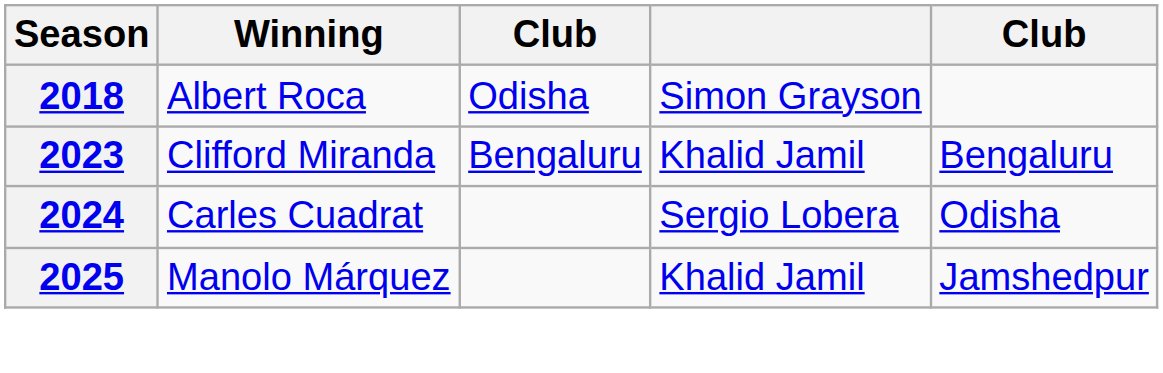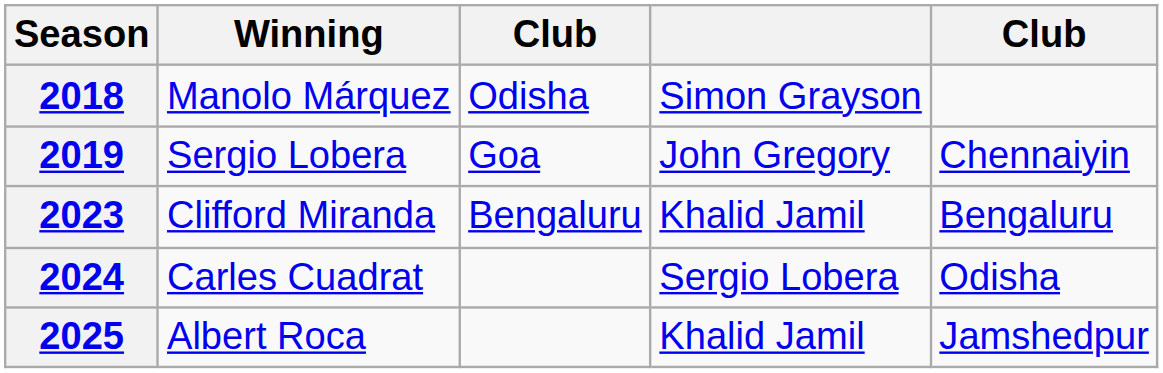(266, 95) Albert Roca -> (309, 95) Manolo Márquez
+ row: (82, 155)
(309, 276) Manolo Márquez -> (266, 336) Albert Roca
